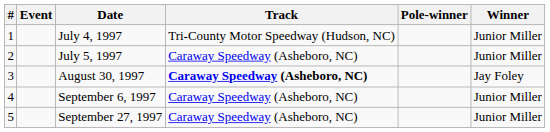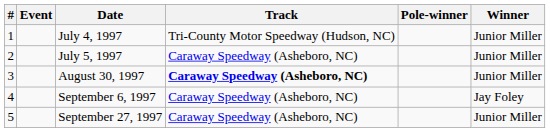(499, 76) Jay Foley -> (508, 76) Junior Miller
(508, 96) Junior Miller -> (499, 96) Jay Foley
